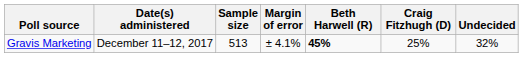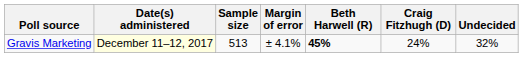(155, 43) no background -> (155, 43) lightyellow background
(418, 43) 25% -> (418, 43) 24%
